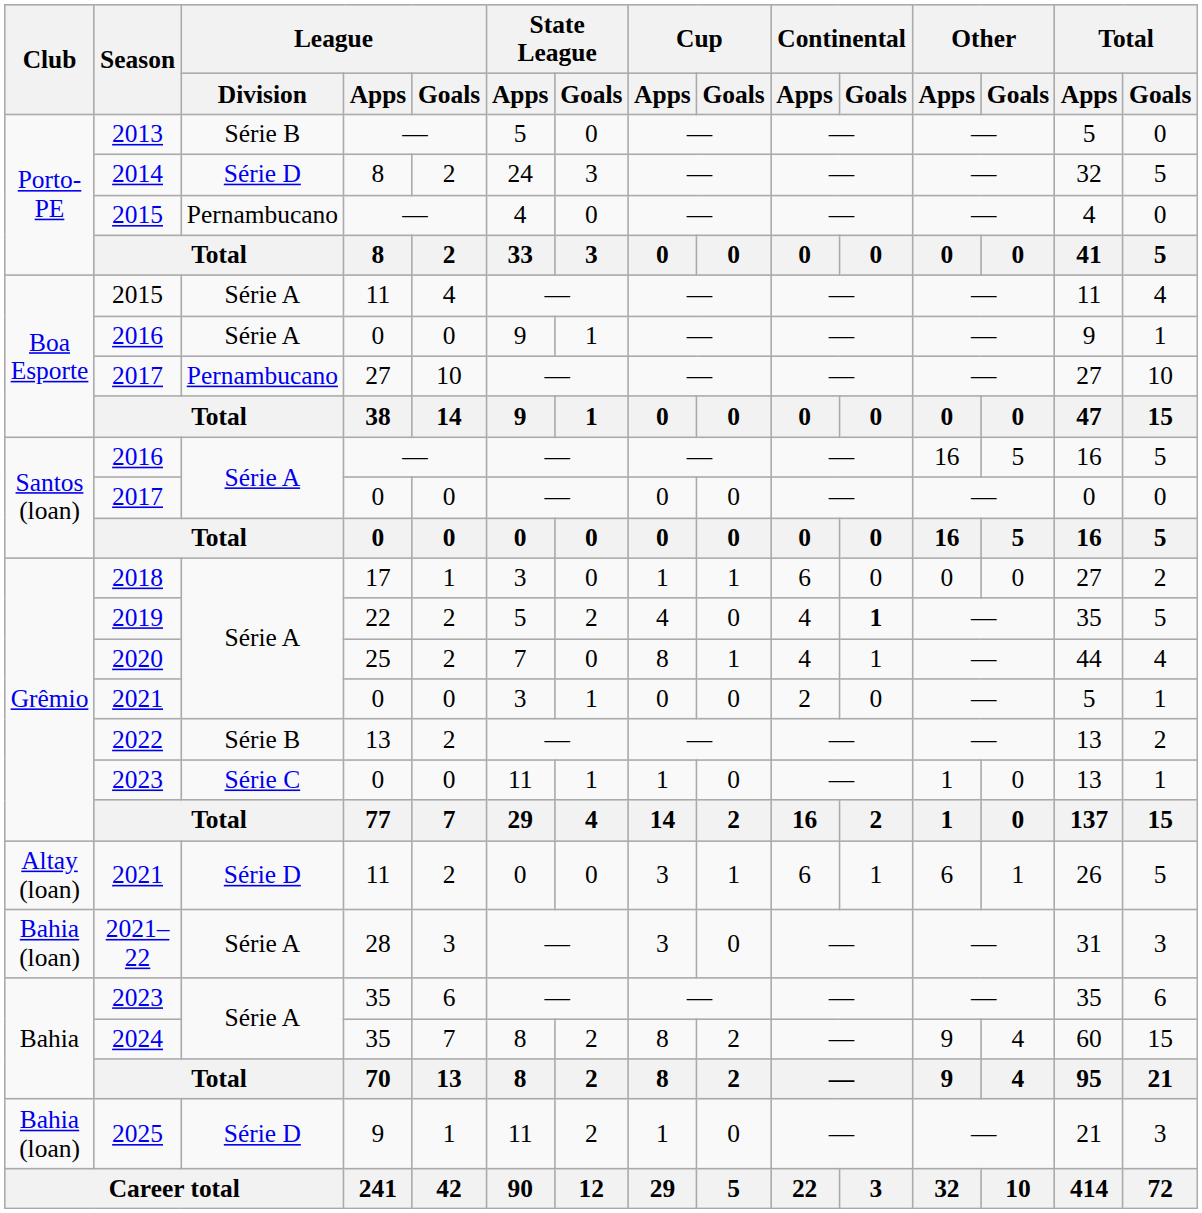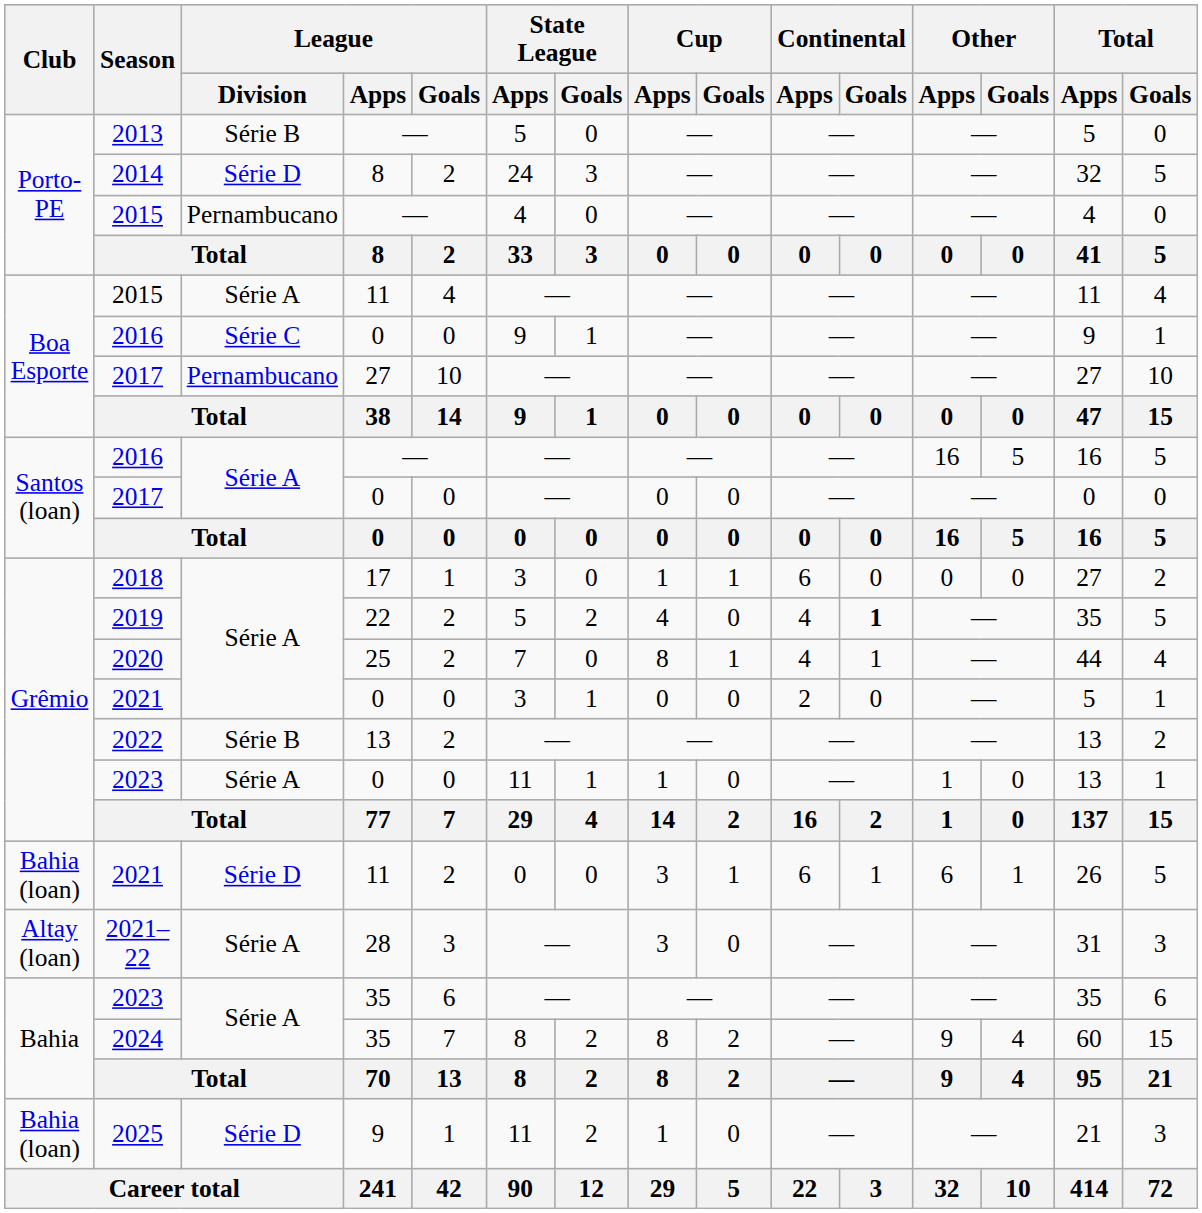(262, 335) Série A -> (262, 335) Série C
(262, 779) Série C -> (262, 779) Série A
(50, 874) Altay (loan) -> (50, 874) Bahia (loan)
(50, 943) Bahia (loan) -> (50, 943) Altay (loan)
